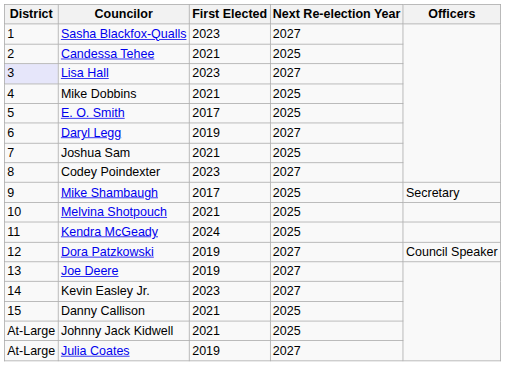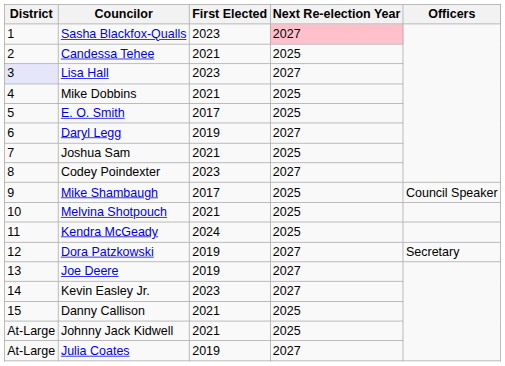(287, 34) no background -> (287, 34) pink background
(433, 192) Secretary -> (452, 192) Council Speaker
(452, 251) Council Speaker -> (433, 251) Secretary
